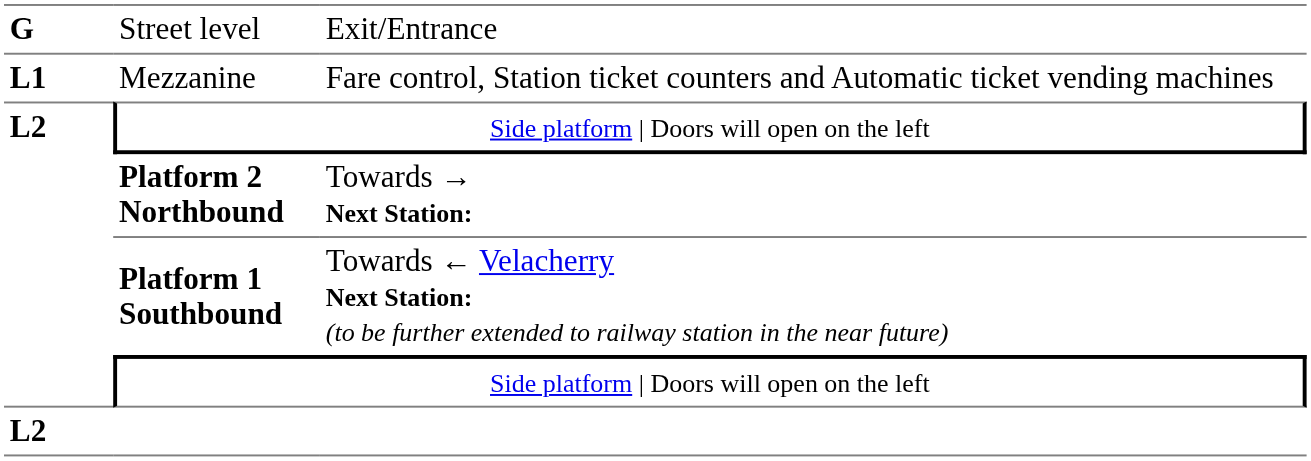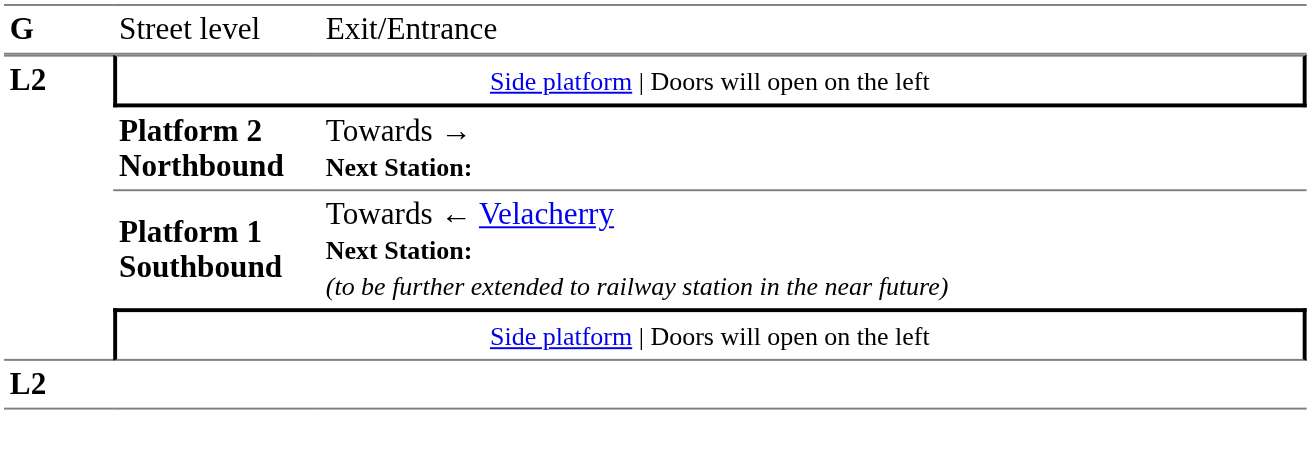- row: (187, 77)
